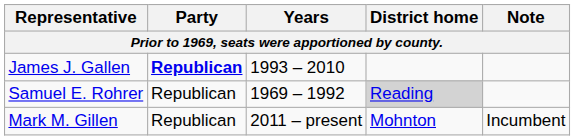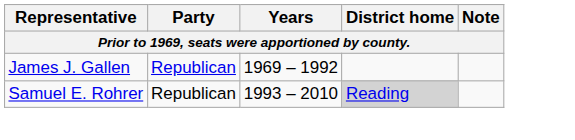(197, 67) bold -> (193, 67) normal
(297, 67) 1993 – 2010 -> (291, 67) 1969 – 1992
(297, 94) 1969 – 1992 -> (291, 94) 1993 – 2010
- row: (63, 121)
